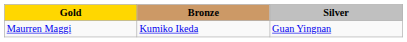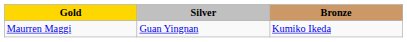columns swapped: (336, 12) <-> (203, 12)
